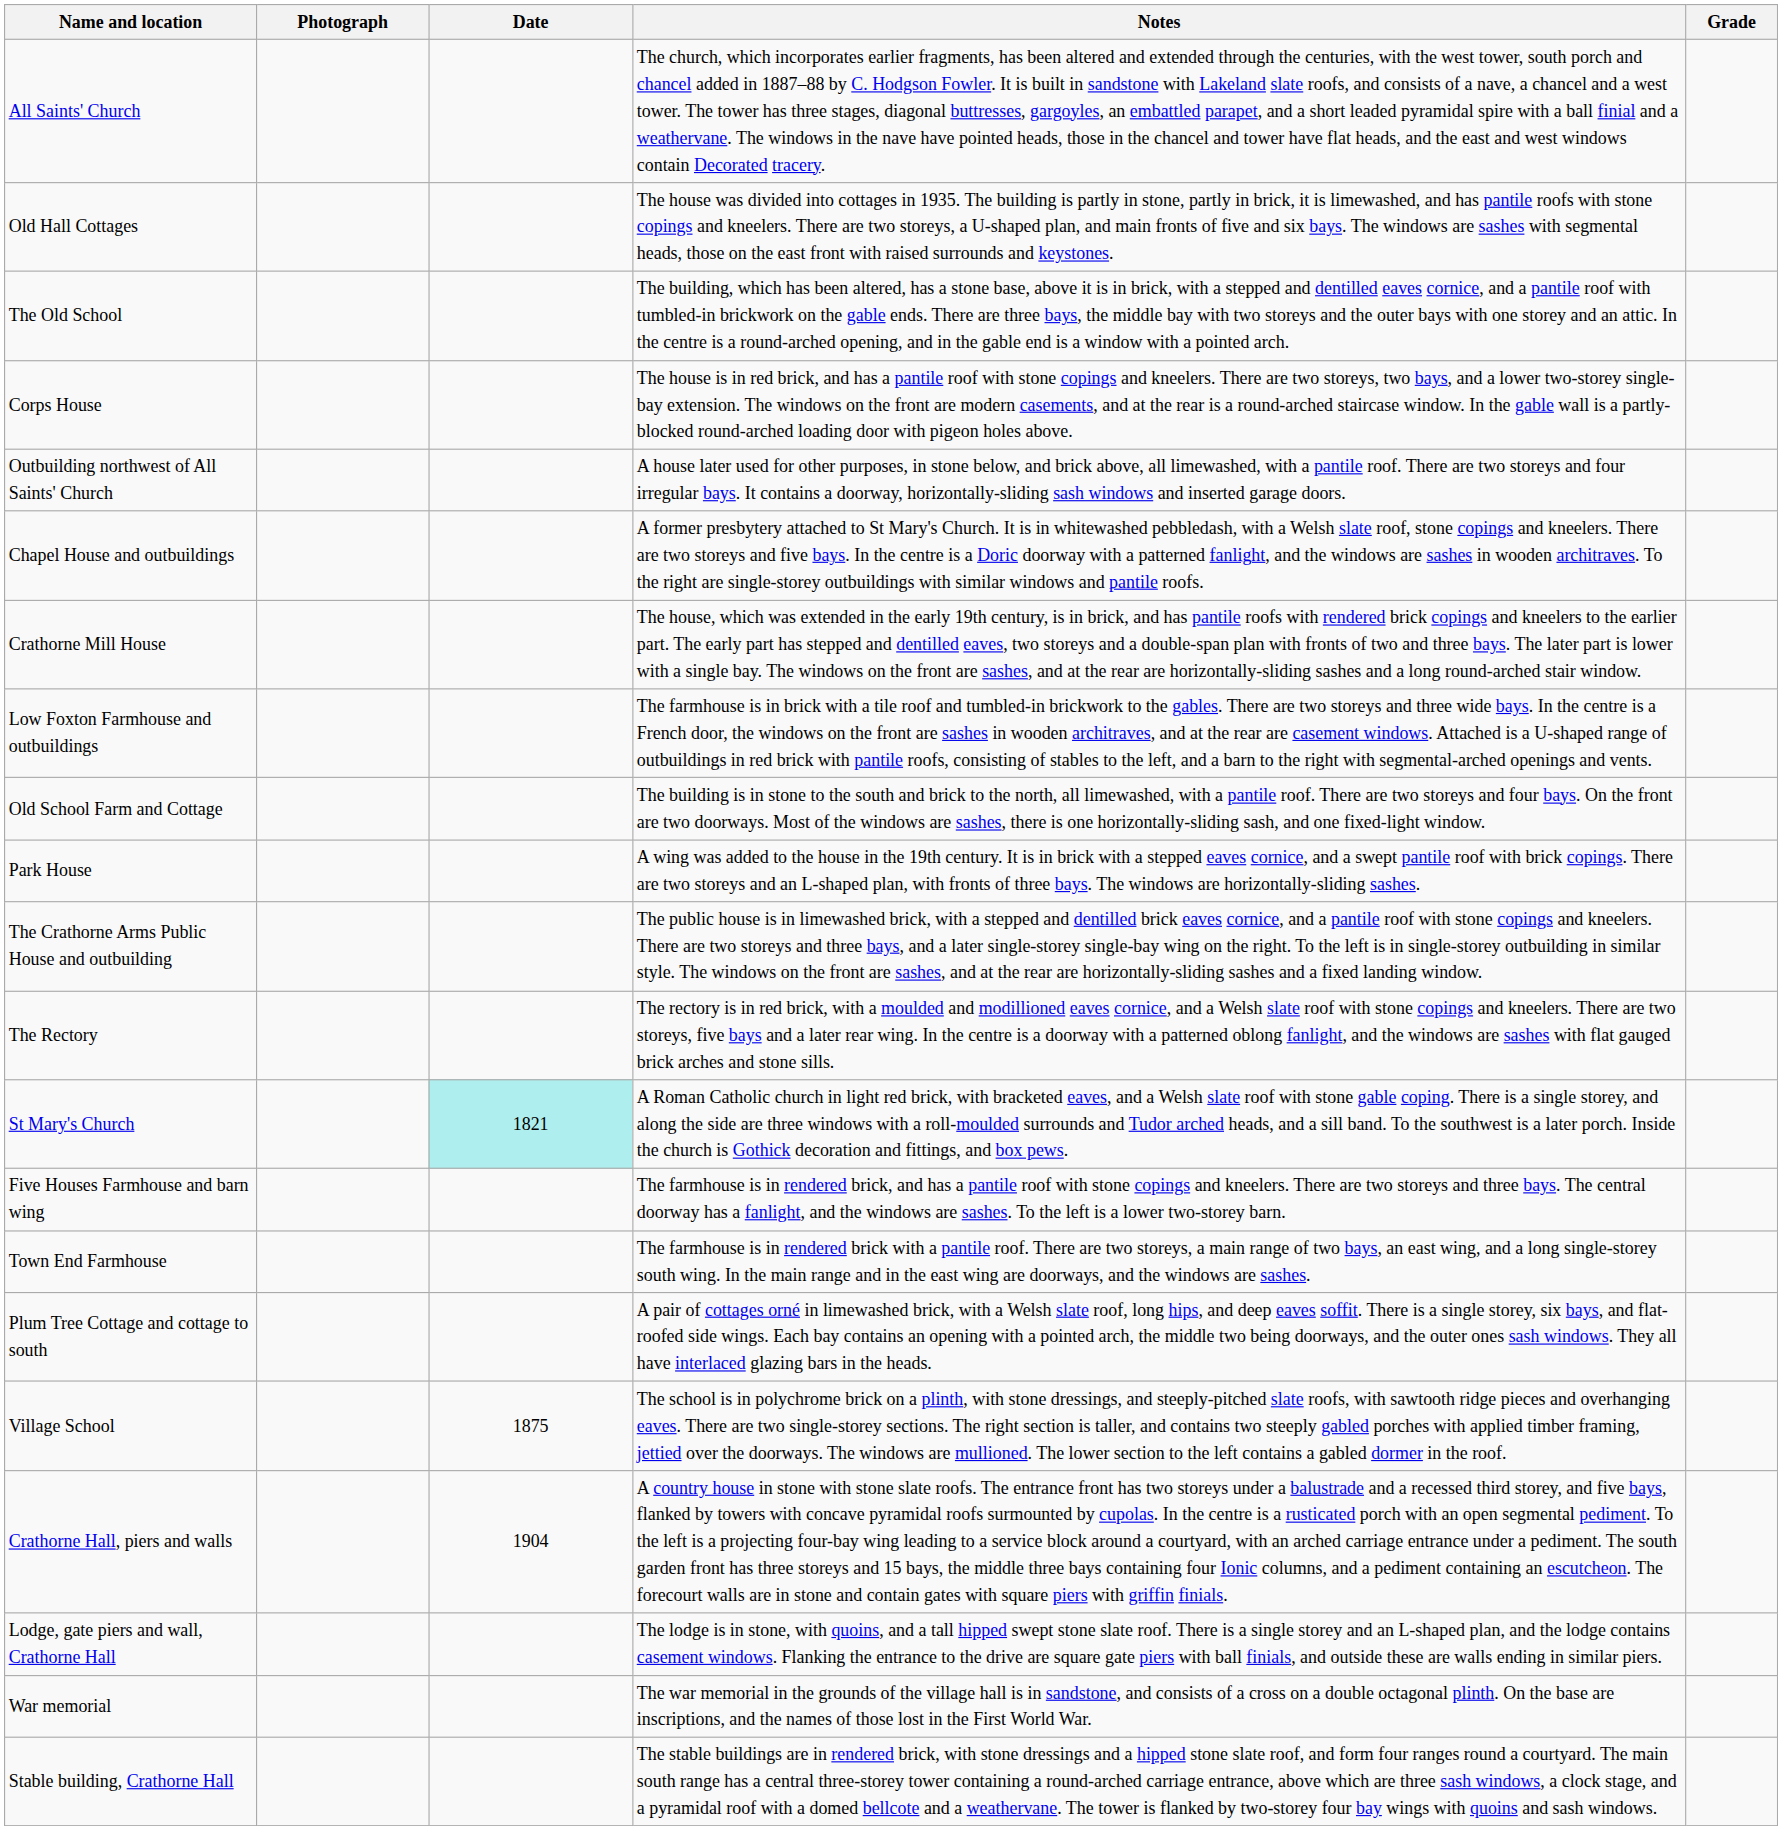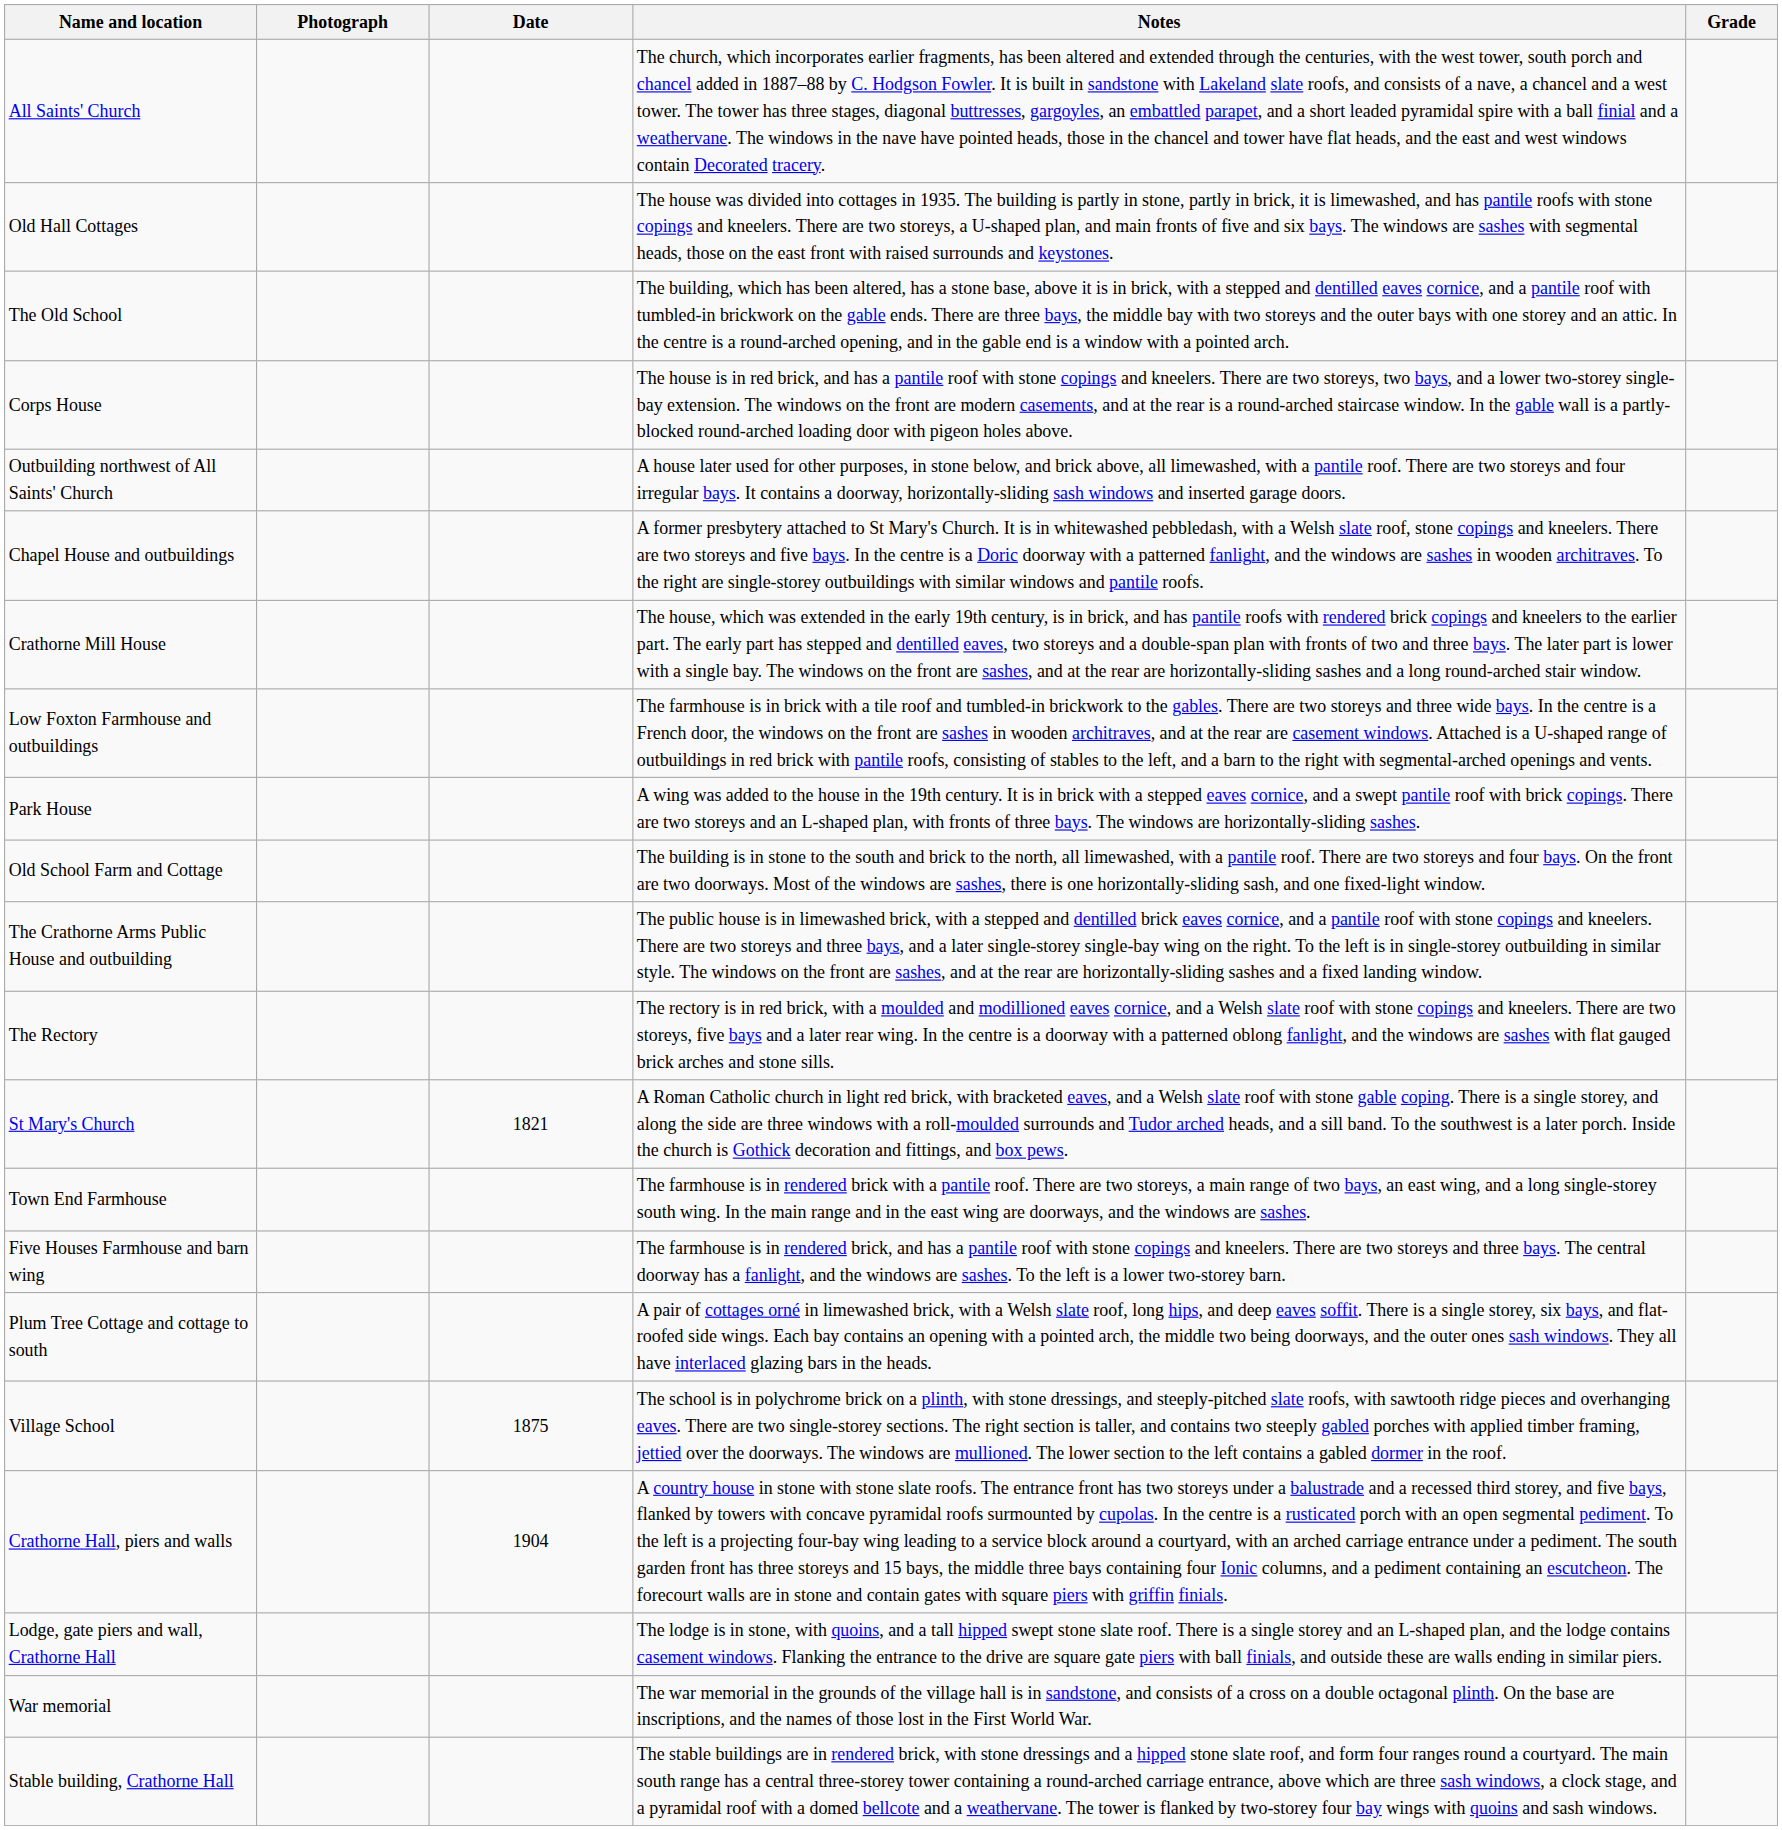rows swapped: (116, 808) <-> (50, 870)
(531, 1124) paleturquoise background -> (531, 1124) no background
rows swapped: (129, 1199) <-> (88, 1261)
